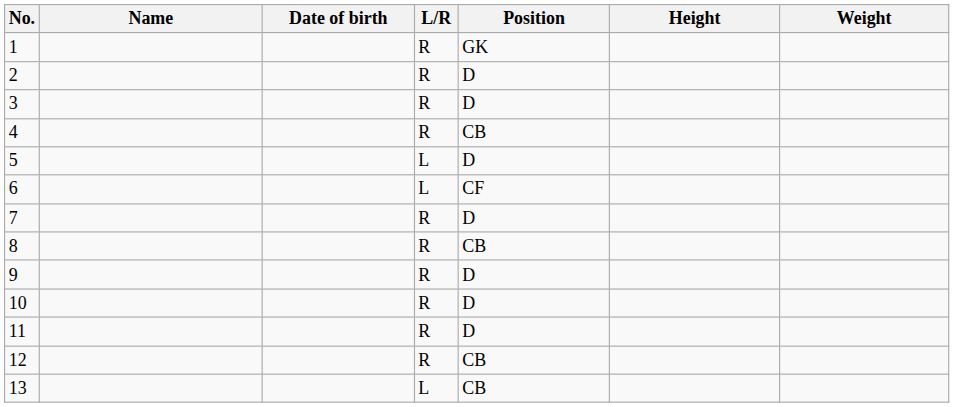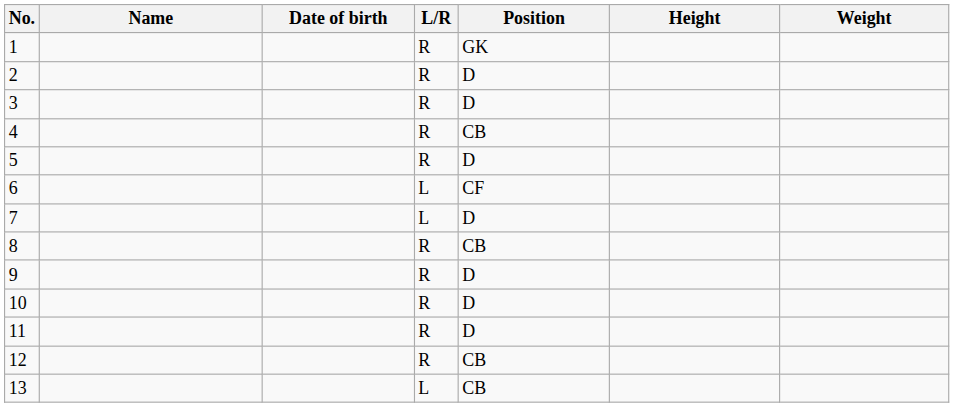(424, 160) L -> (424, 160) R
(424, 217) R -> (424, 217) L
